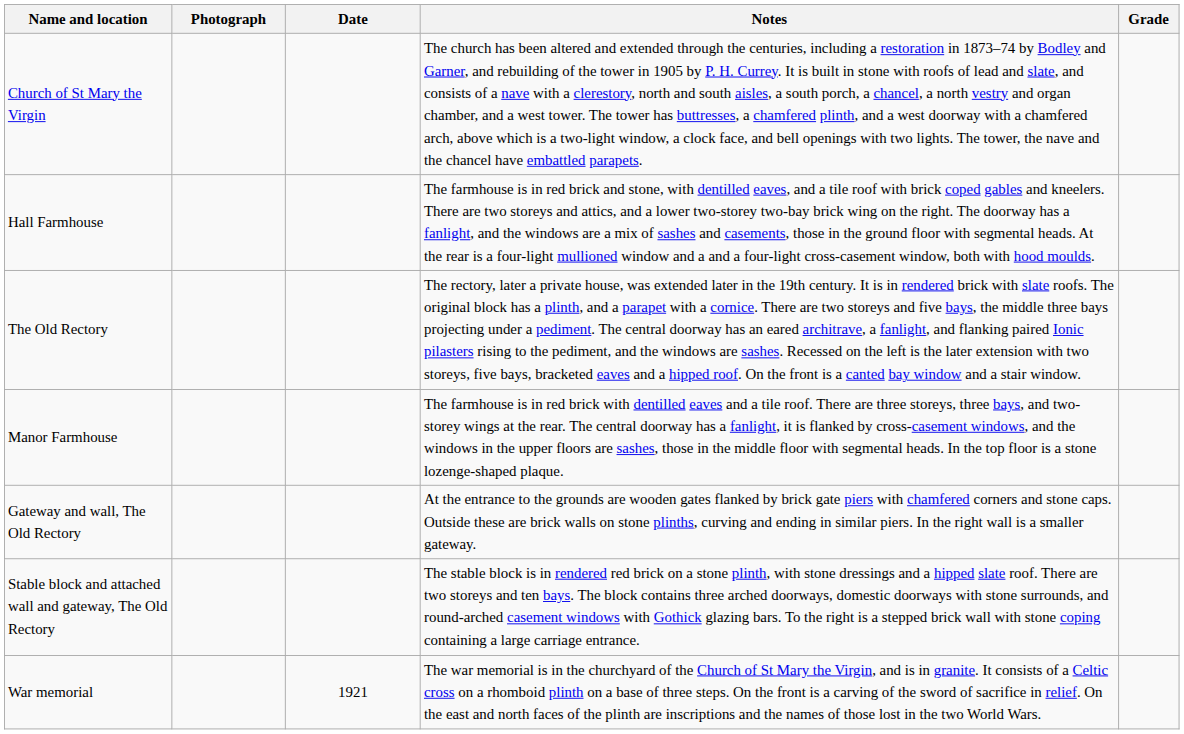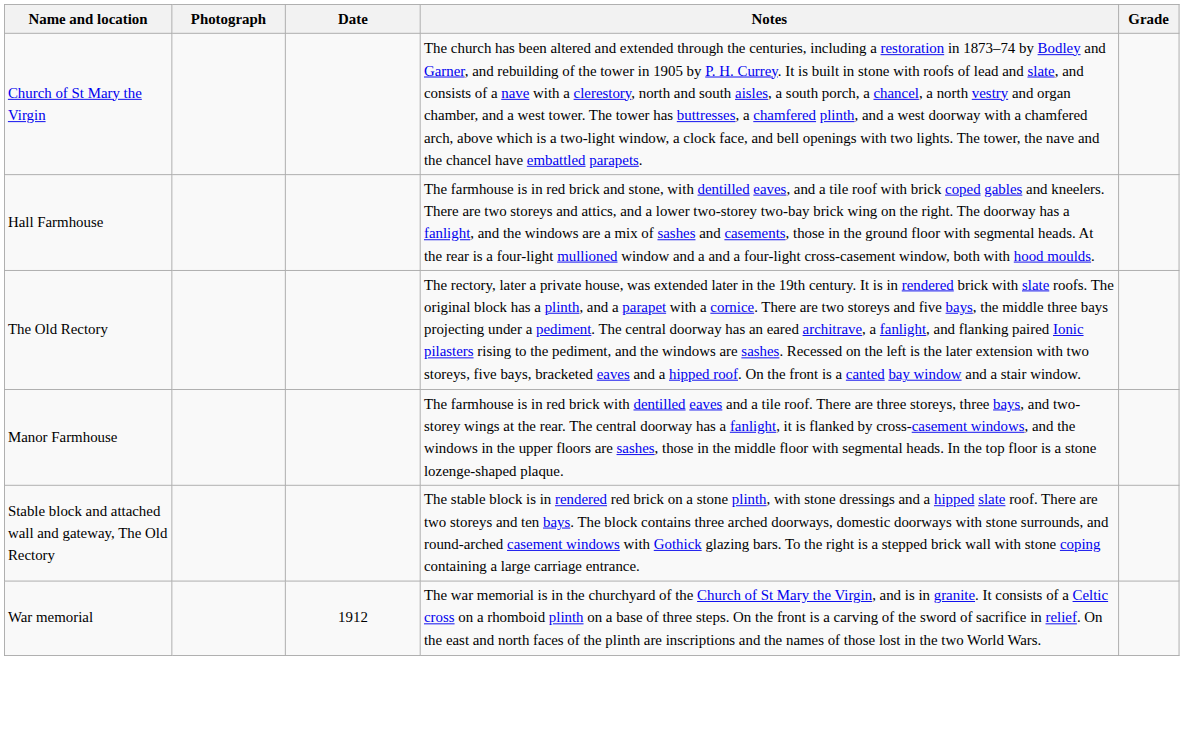- row: (77, 522)
(353, 692) 1921 -> (353, 618) 1912
